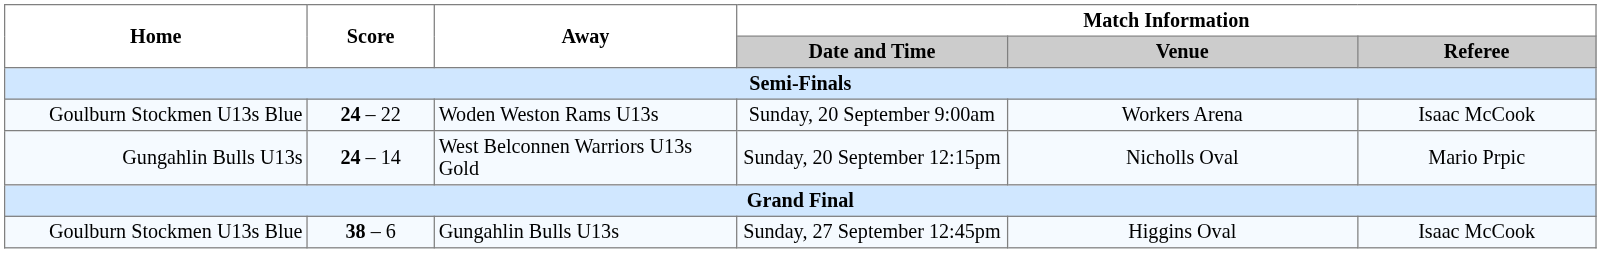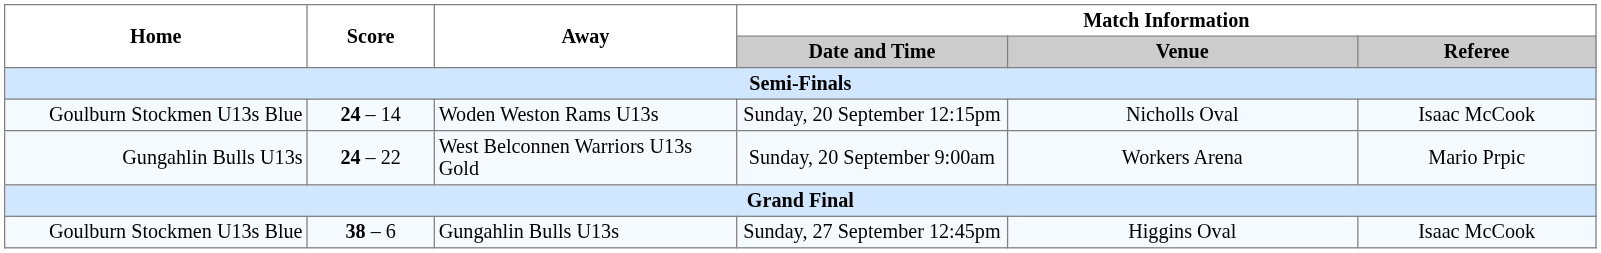(371, 114) 24 – 22 -> (371, 114) 24 – 14
(872, 114) Sunday, 20 September 9:00am -> (872, 114) Sunday, 20 September 12:15pm
(1182, 114) Workers Arena -> (1182, 114) Nicholls Oval
(371, 157) 24 – 14 -> (371, 157) 24 – 22
(872, 157) Sunday, 20 September 12:15pm -> (872, 157) Sunday, 20 September 9:00am
(1182, 157) Nicholls Oval -> (1182, 157) Workers Arena
